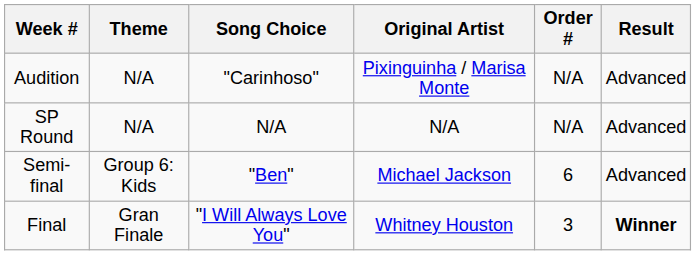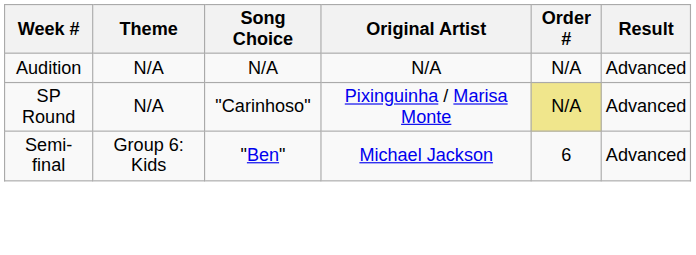(271, 78) "Carinhoso" -> (263, 67) N/A
(444, 78) Pixinguinha / Marisa Monte -> (426, 67) N/A
(271, 127) N/A -> (263, 106) "Carinhoso"
(444, 127) N/A -> (426, 106) Pixinguinha / Marisa Monte
(568, 127) no background -> (566, 106) khaki background
- row: (47, 225)
